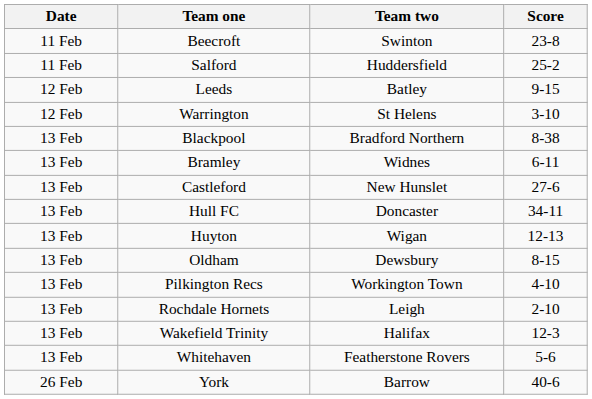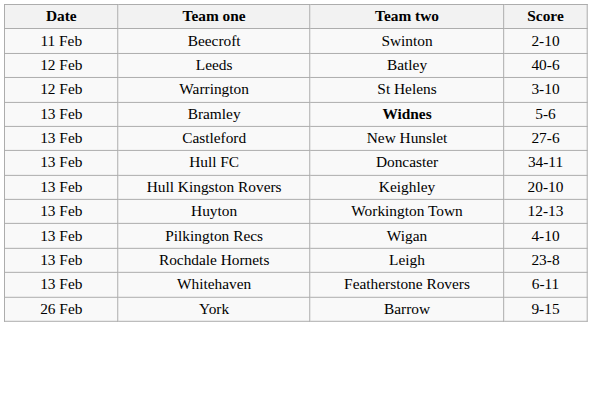(546, 41) 23-8 -> (546, 41) 2-10
- row: (214, 65)
(546, 89) 9-15 -> (546, 65) 40-6
- row: (214, 138)
(407, 162) normal -> (407, 114) bold
(546, 162) 6-11 -> (546, 114) 5-6
+ row: (214, 187)
(407, 235) Wigan -> (407, 211) Workington Town
- row: (214, 260)
(407, 284) Workington Town -> (407, 235) Wigan
(546, 308) 2-10 -> (546, 260) 23-8
- row: (214, 333)
(546, 357) 5-6 -> (546, 284) 6-11
(546, 382) 40-6 -> (546, 308) 9-15
